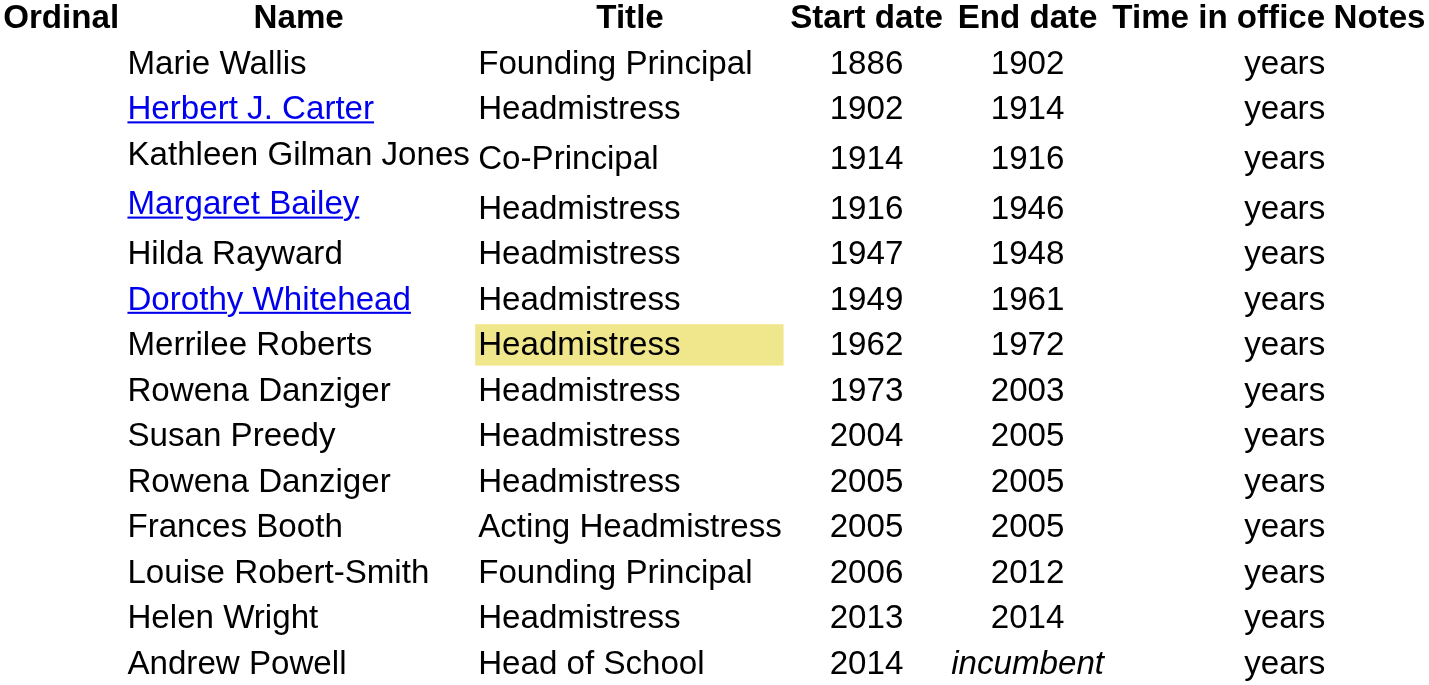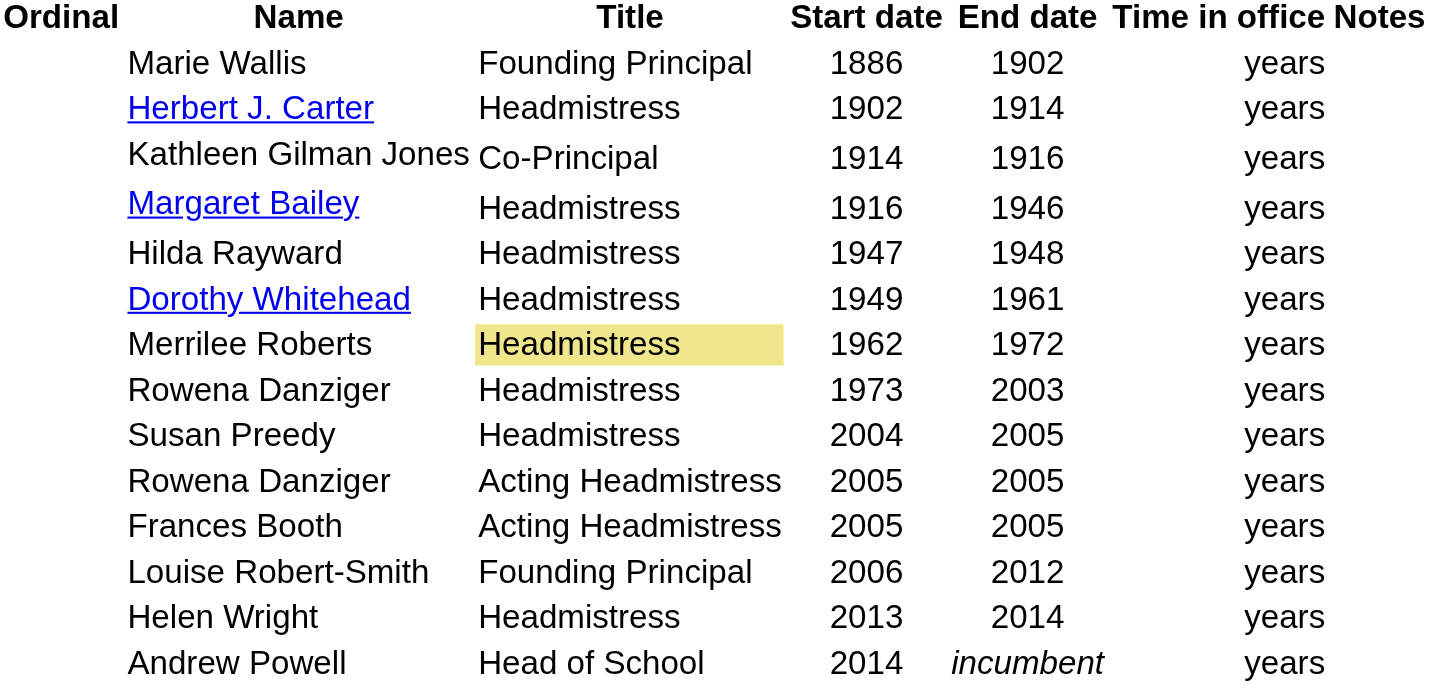(579, 480) Headmistress -> (630, 480) Acting Headmistress
